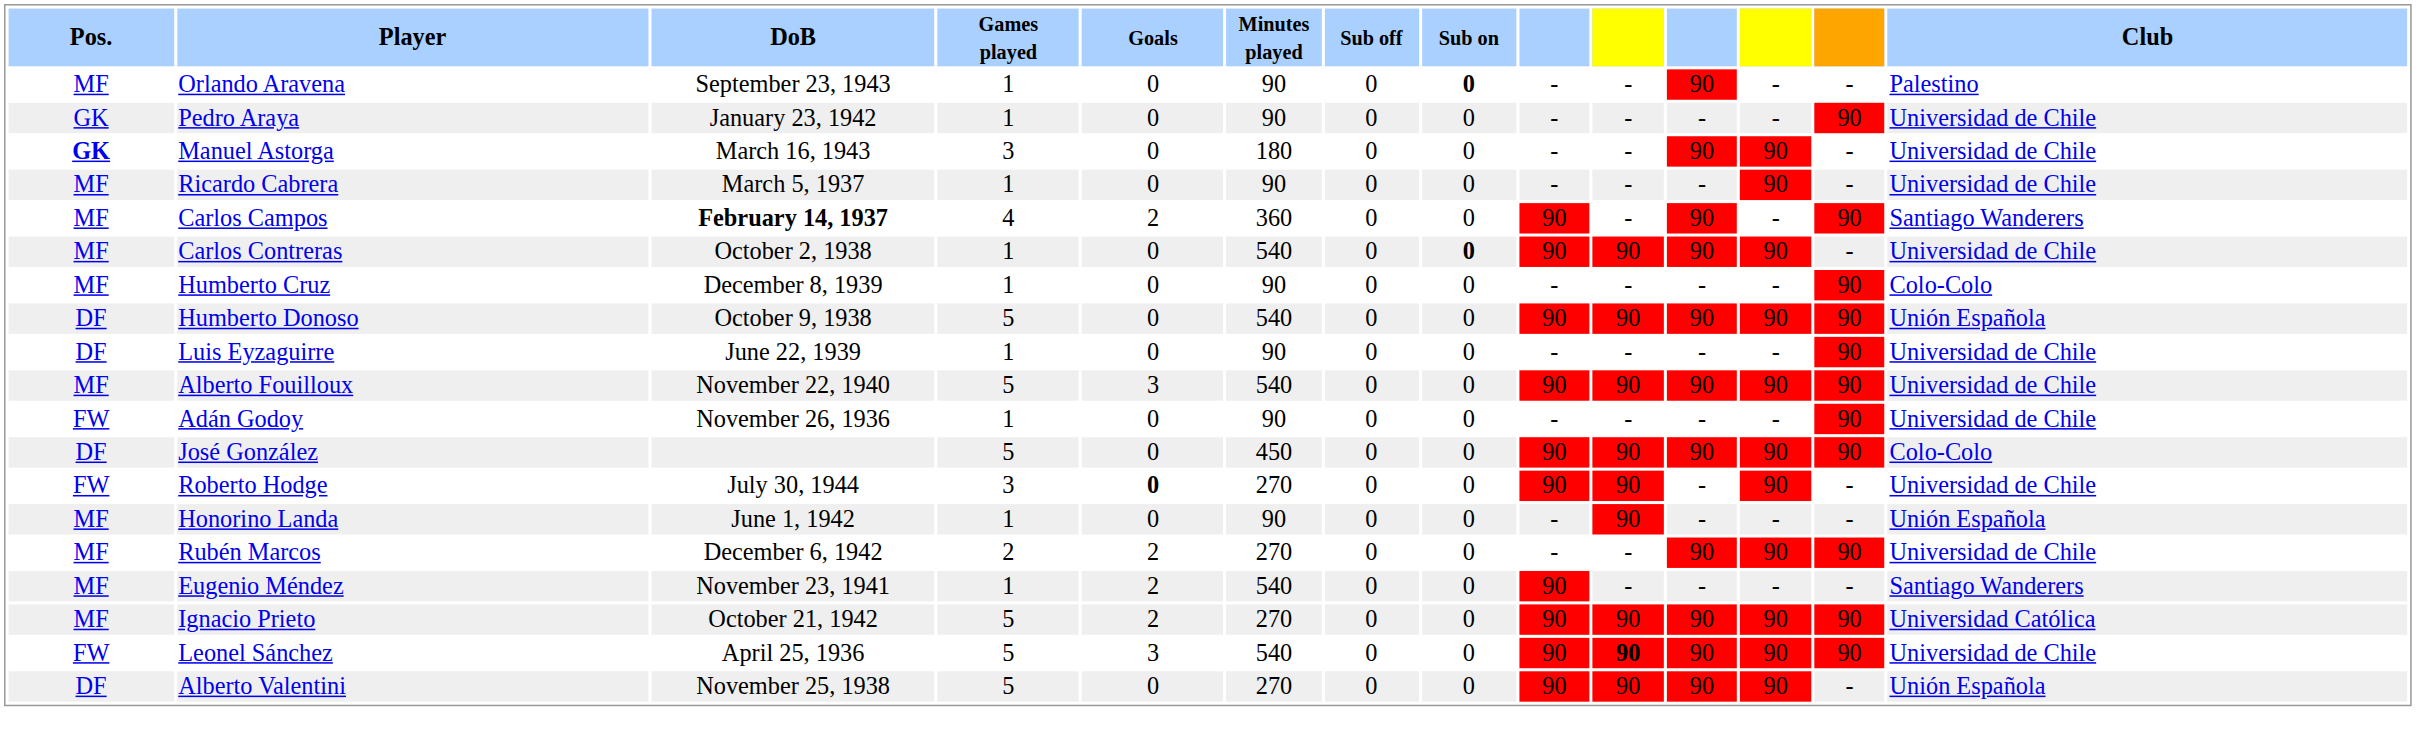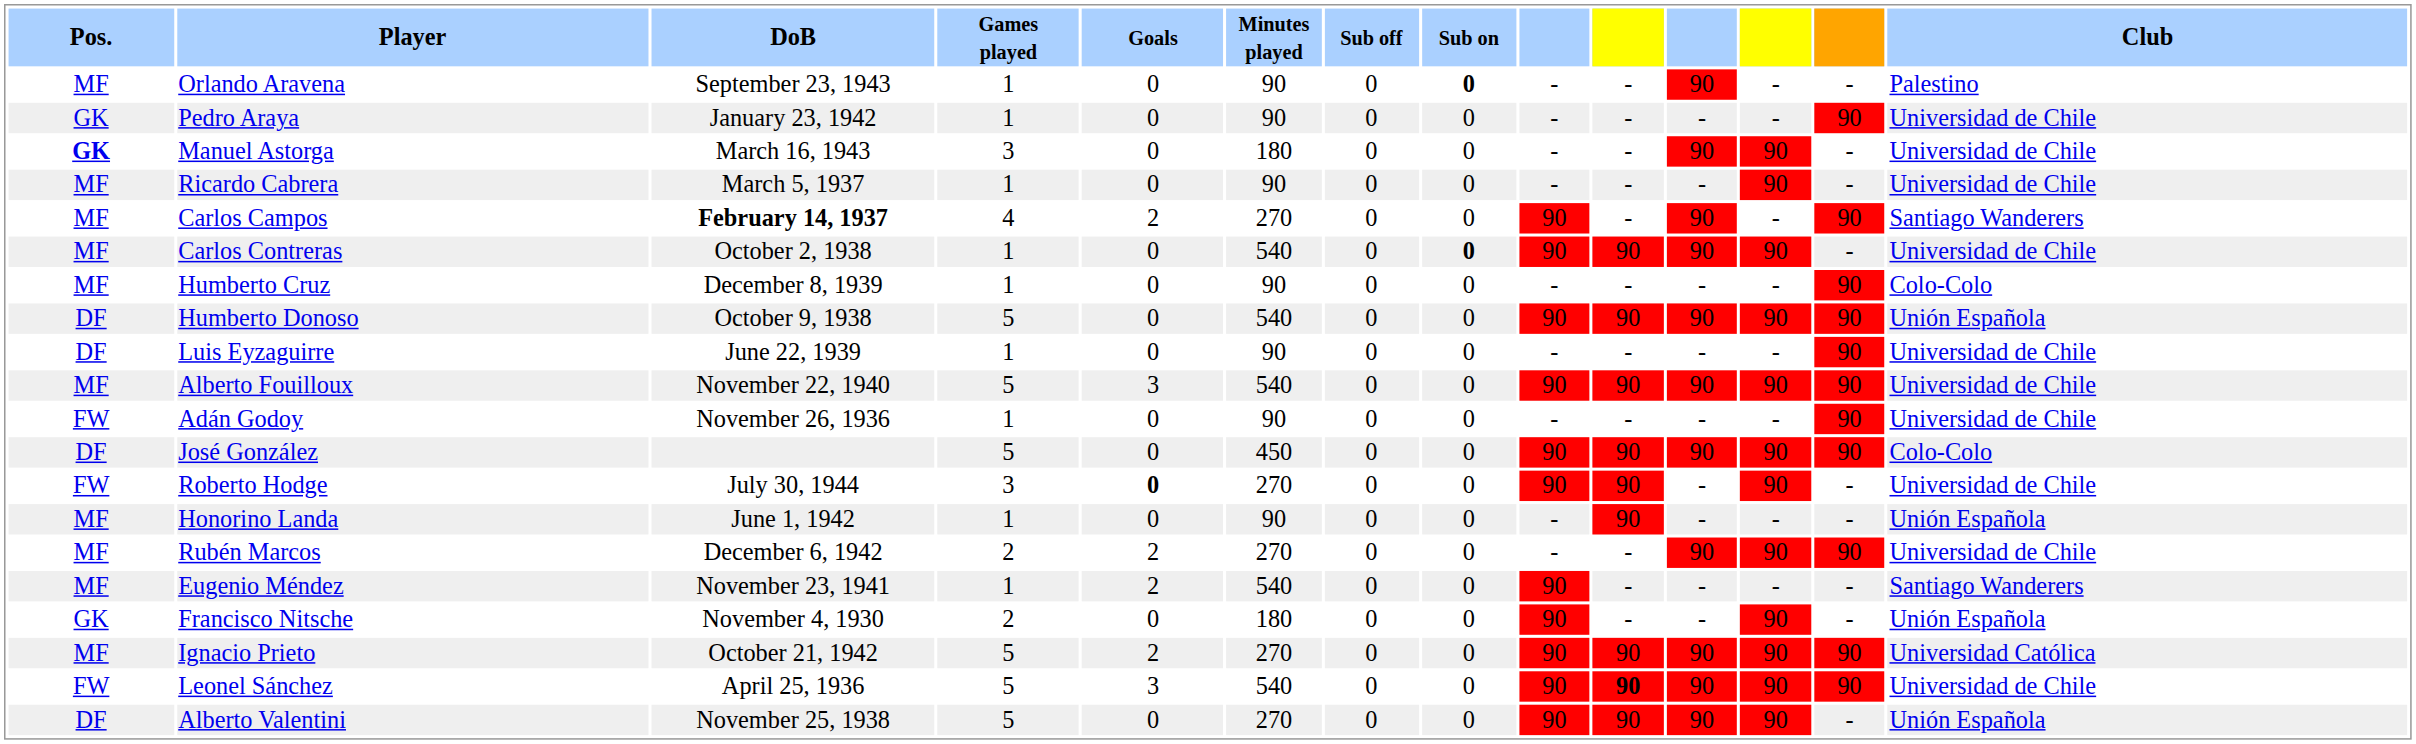(1274, 218) 360 -> (1274, 218) 270
+ row: (266, 619)
